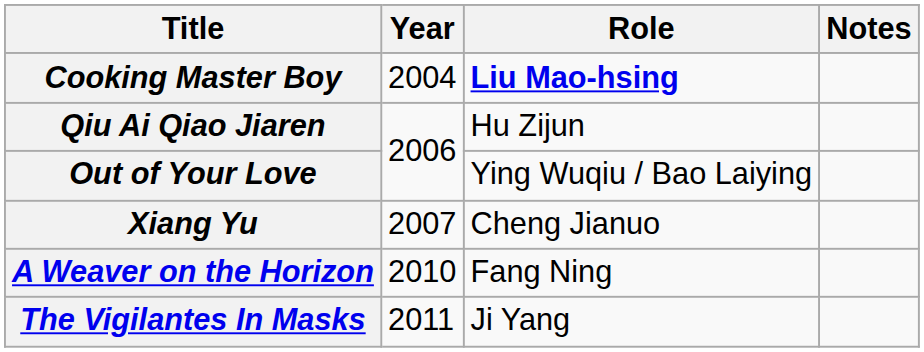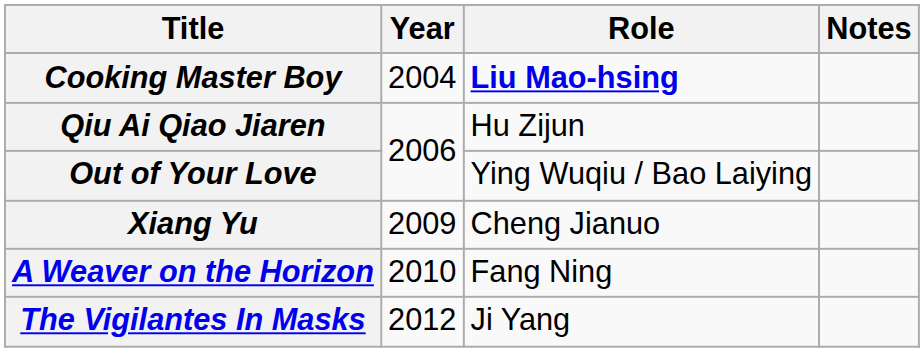(422, 223) 2007 -> (422, 223) 2009
(421, 321) 2011 -> (422, 321) 2012
